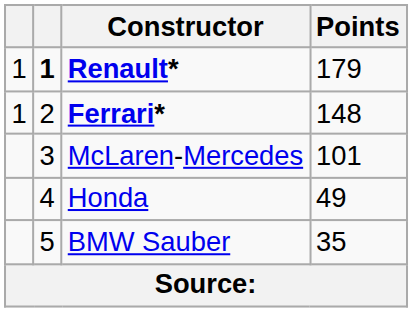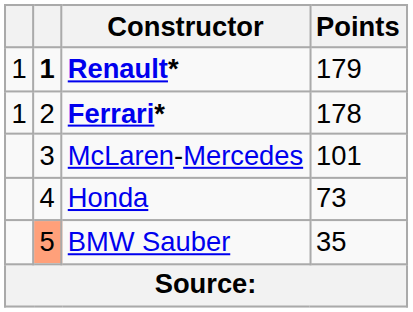(339, 112) 148 -> (339, 112) 178
(331, 199) 49 -> (331, 199) 73
(47, 242) no background -> (47, 242) lightsalmon background
